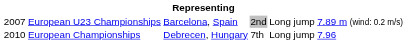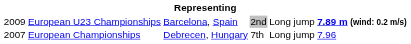(15, 21) 2007 -> (15, 21) 2009
(360, 21) normal -> (362, 21) bold
(15, 35) 2010 -> (15, 35) 2007
